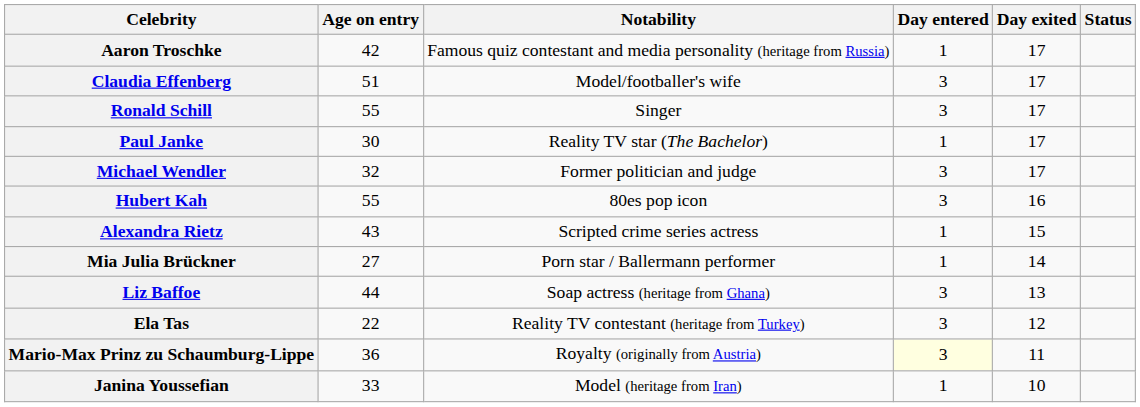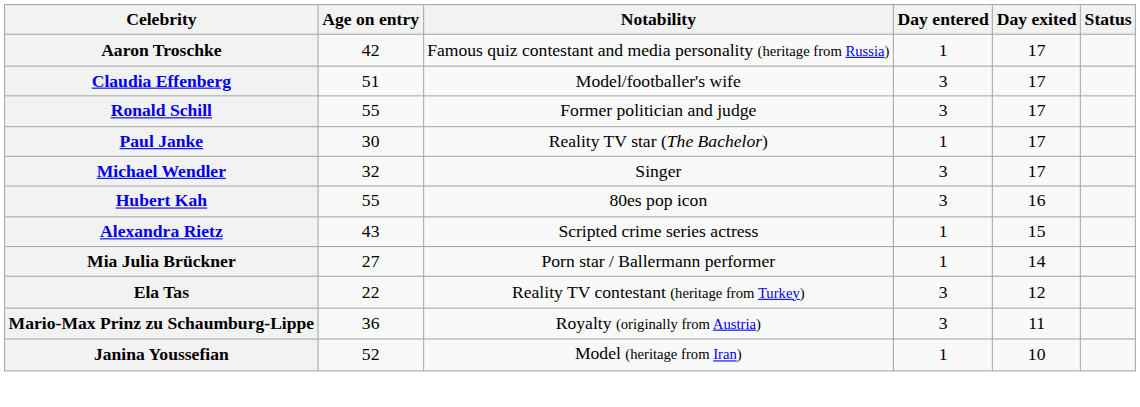(658, 110) Singer -> (658, 110) Former politician and judge
(658, 171) Former politician and judge -> (658, 171) Singer
- row: (161, 292)
(943, 354) lightyellow background -> (943, 323) no background
(371, 385) 33 -> (371, 354) 52
